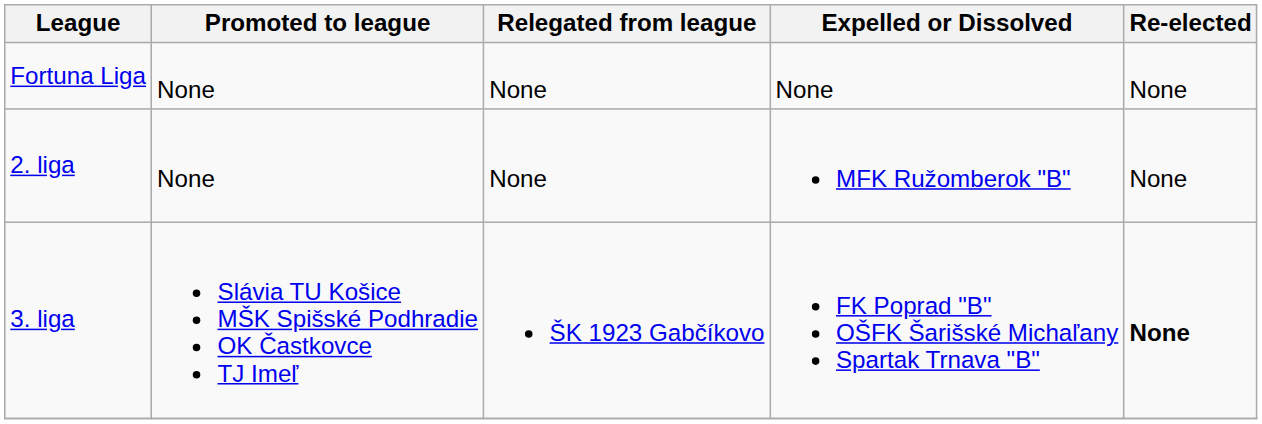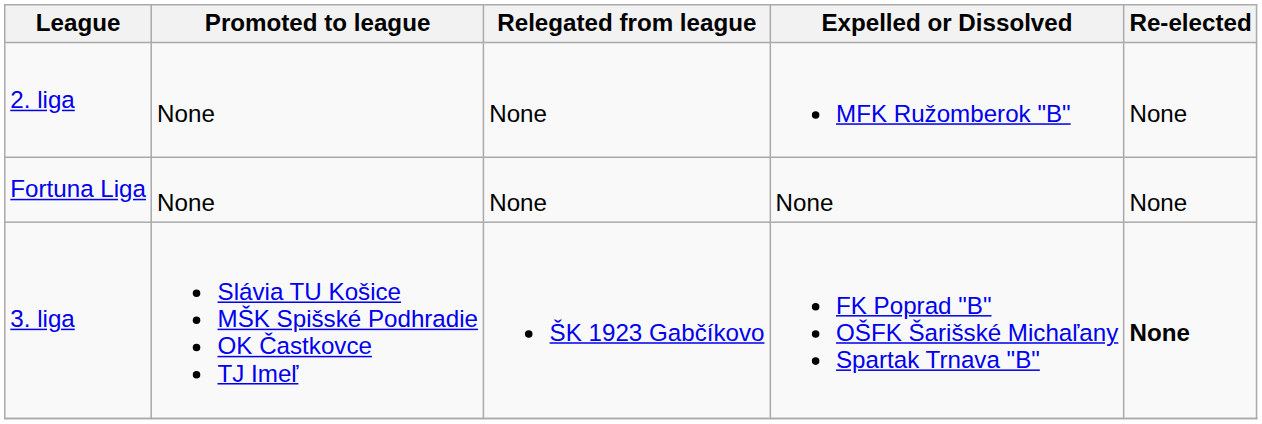rows swapped: (78, 75) <-> (43, 165)
